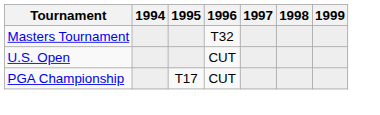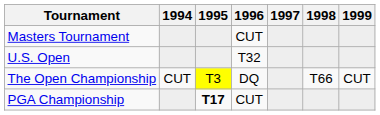(222, 36) T32 -> (249, 36) CUT
(222, 58) CUT -> (249, 58) T32
+ row: (82, 79)
(186, 79) normal -> (213, 100) bold
